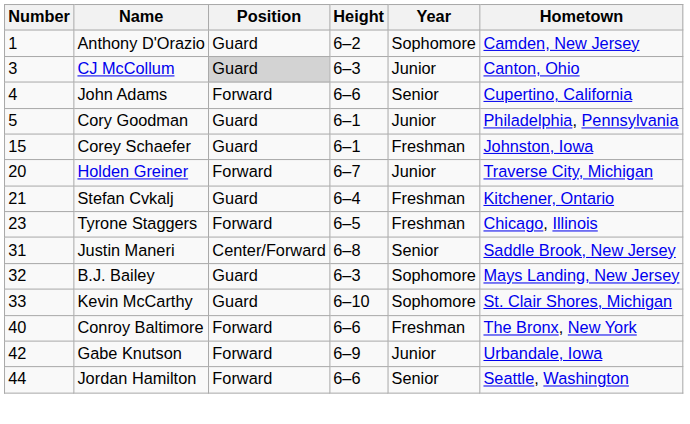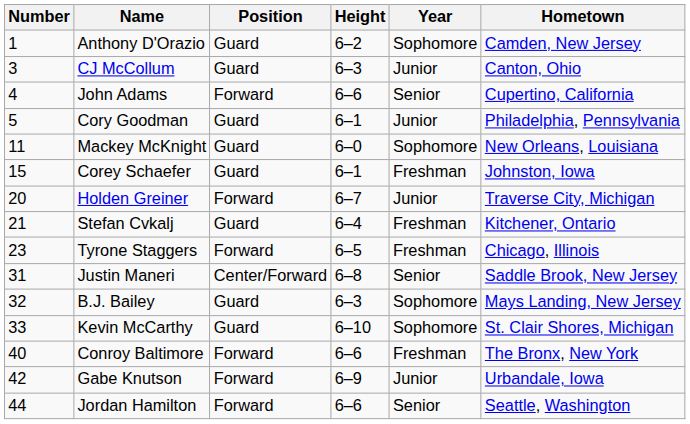(235, 69) lightgrey background -> (236, 69) no background
+ row: (142, 146)
